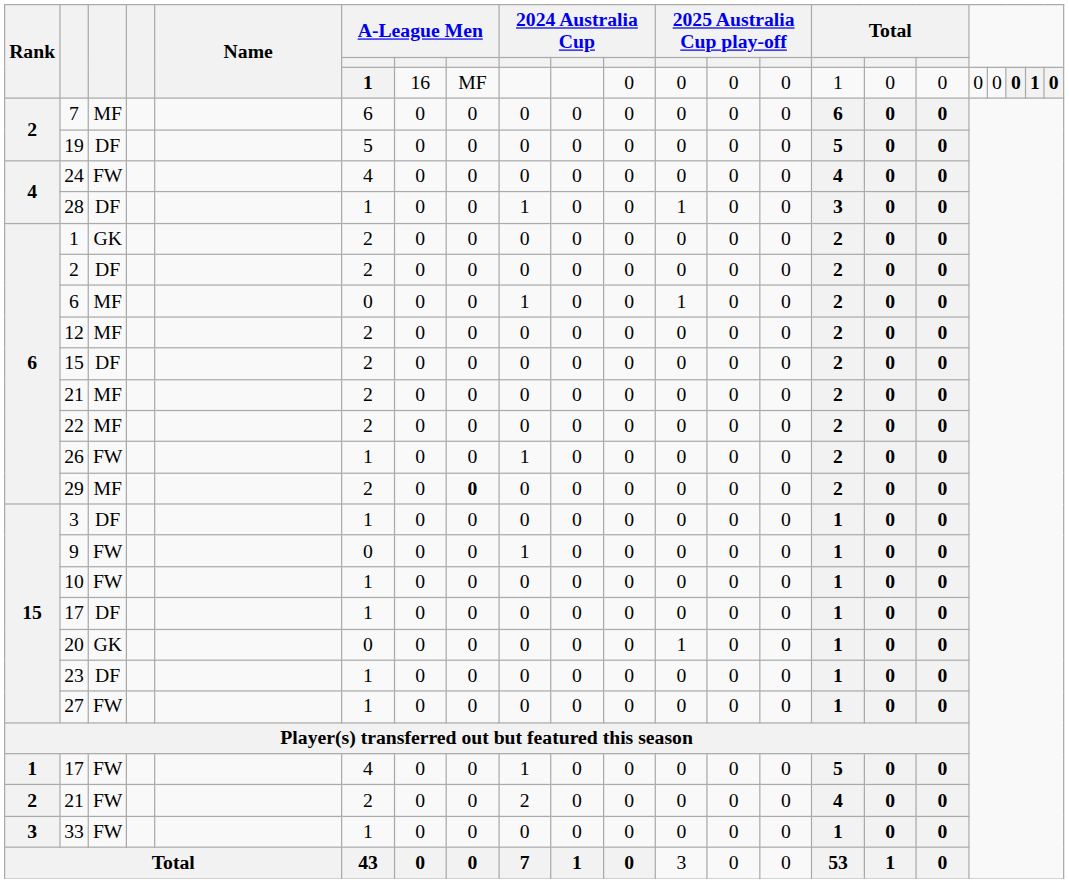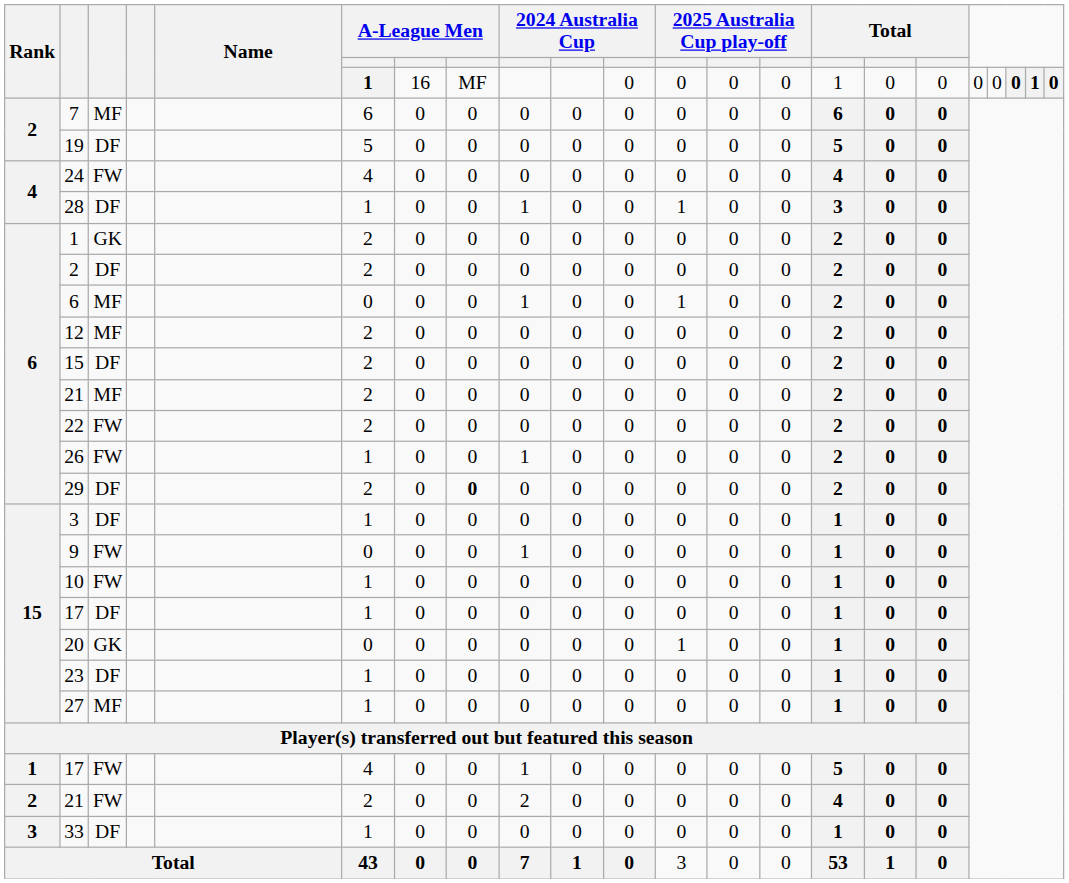(108, 425) MF -> (108, 425) FW
(108, 488) MF -> (108, 488) DF
(108, 706) FW -> (108, 706) MF
(108, 831) FW -> (108, 831) DF
